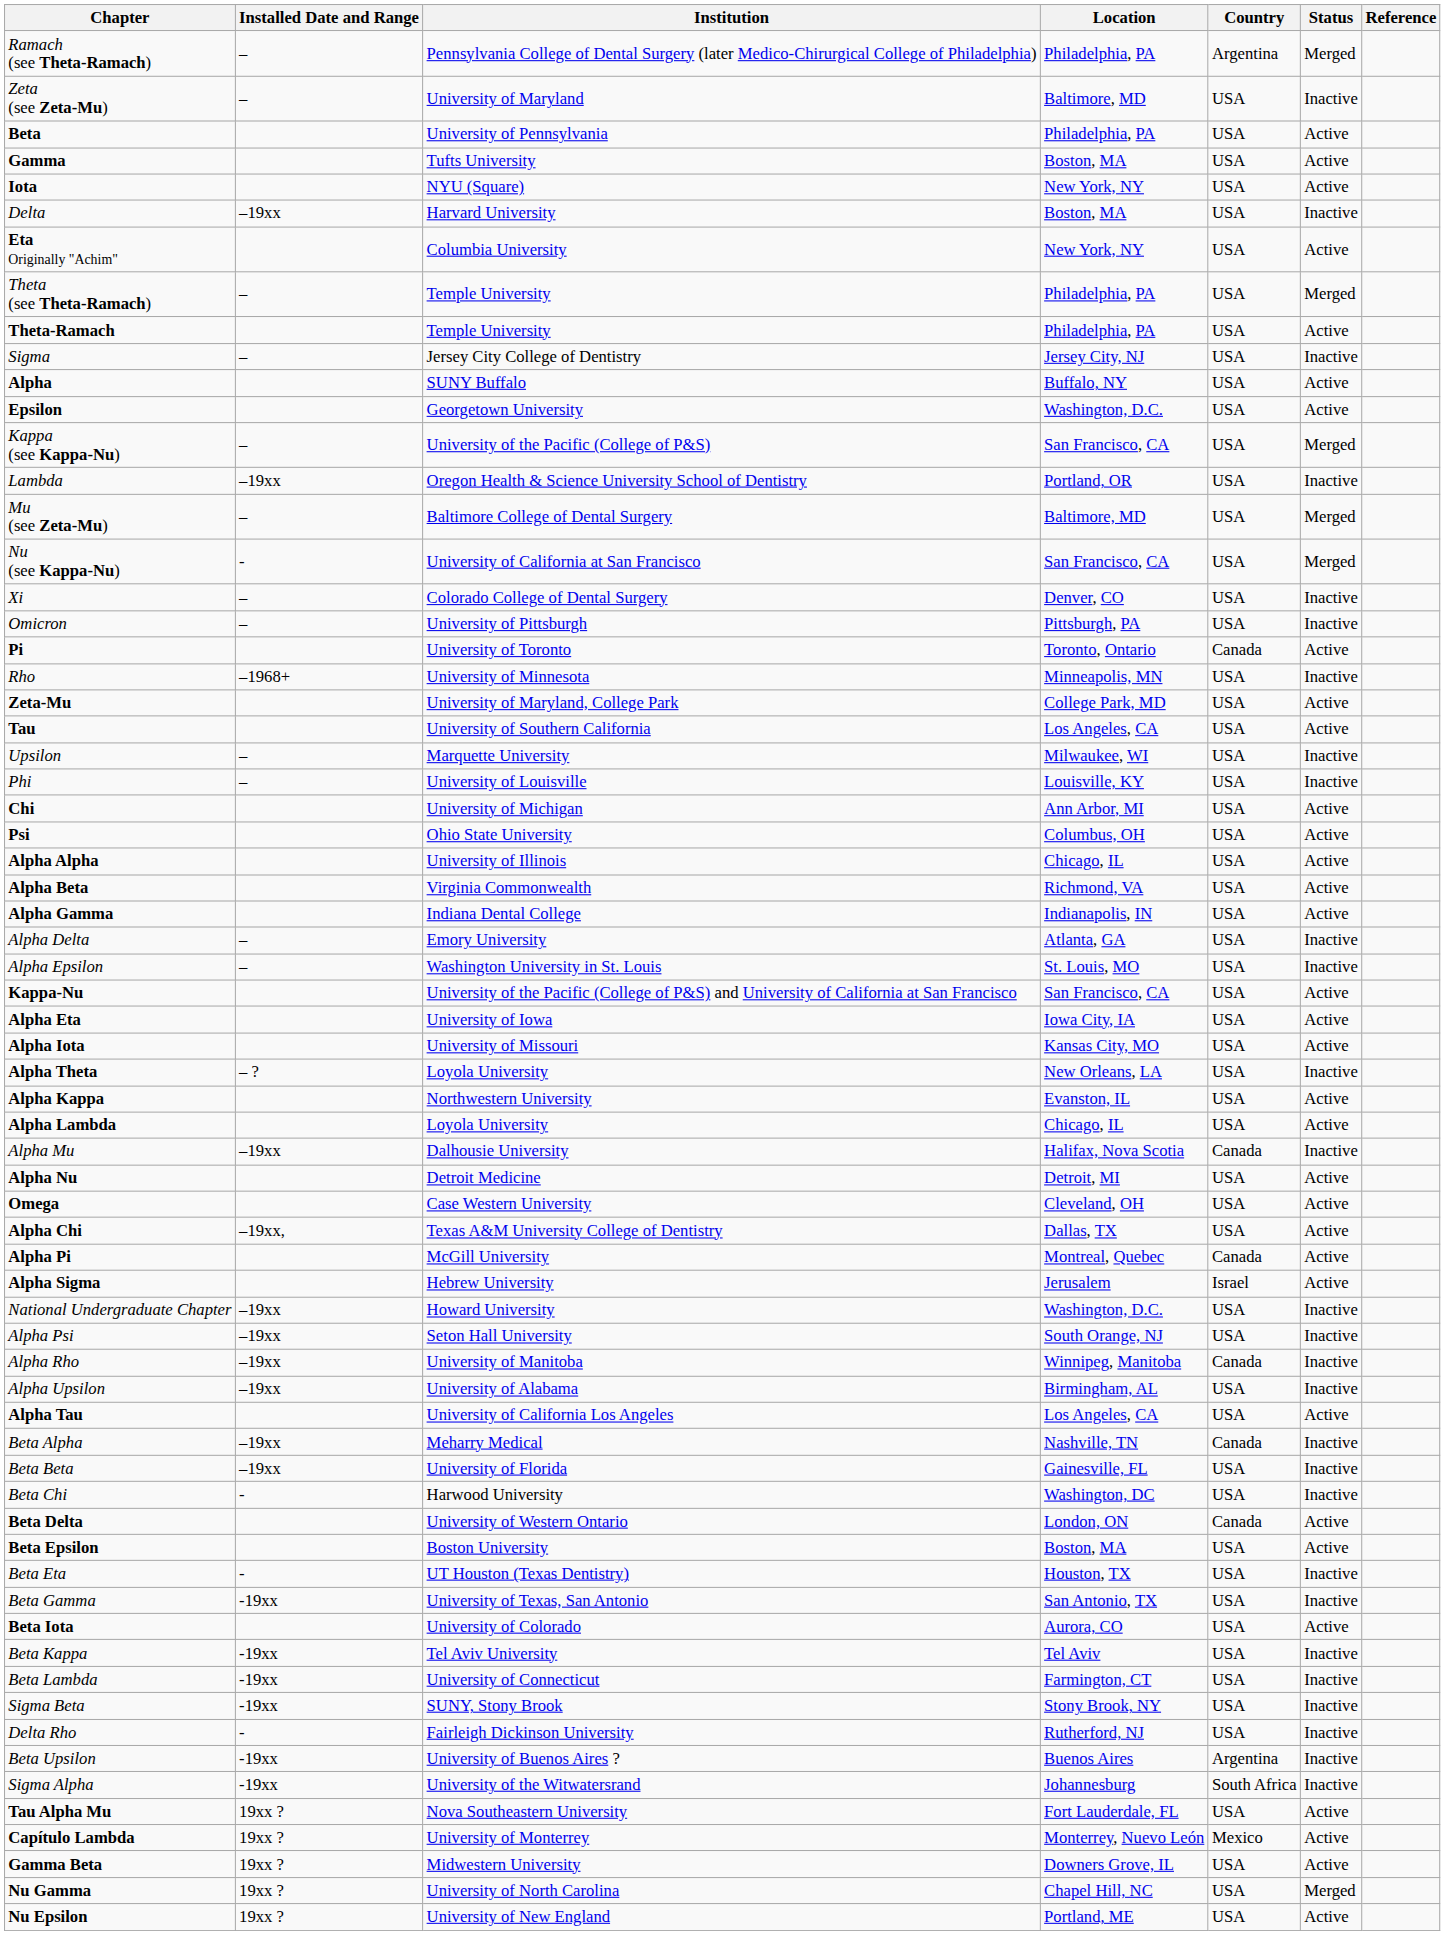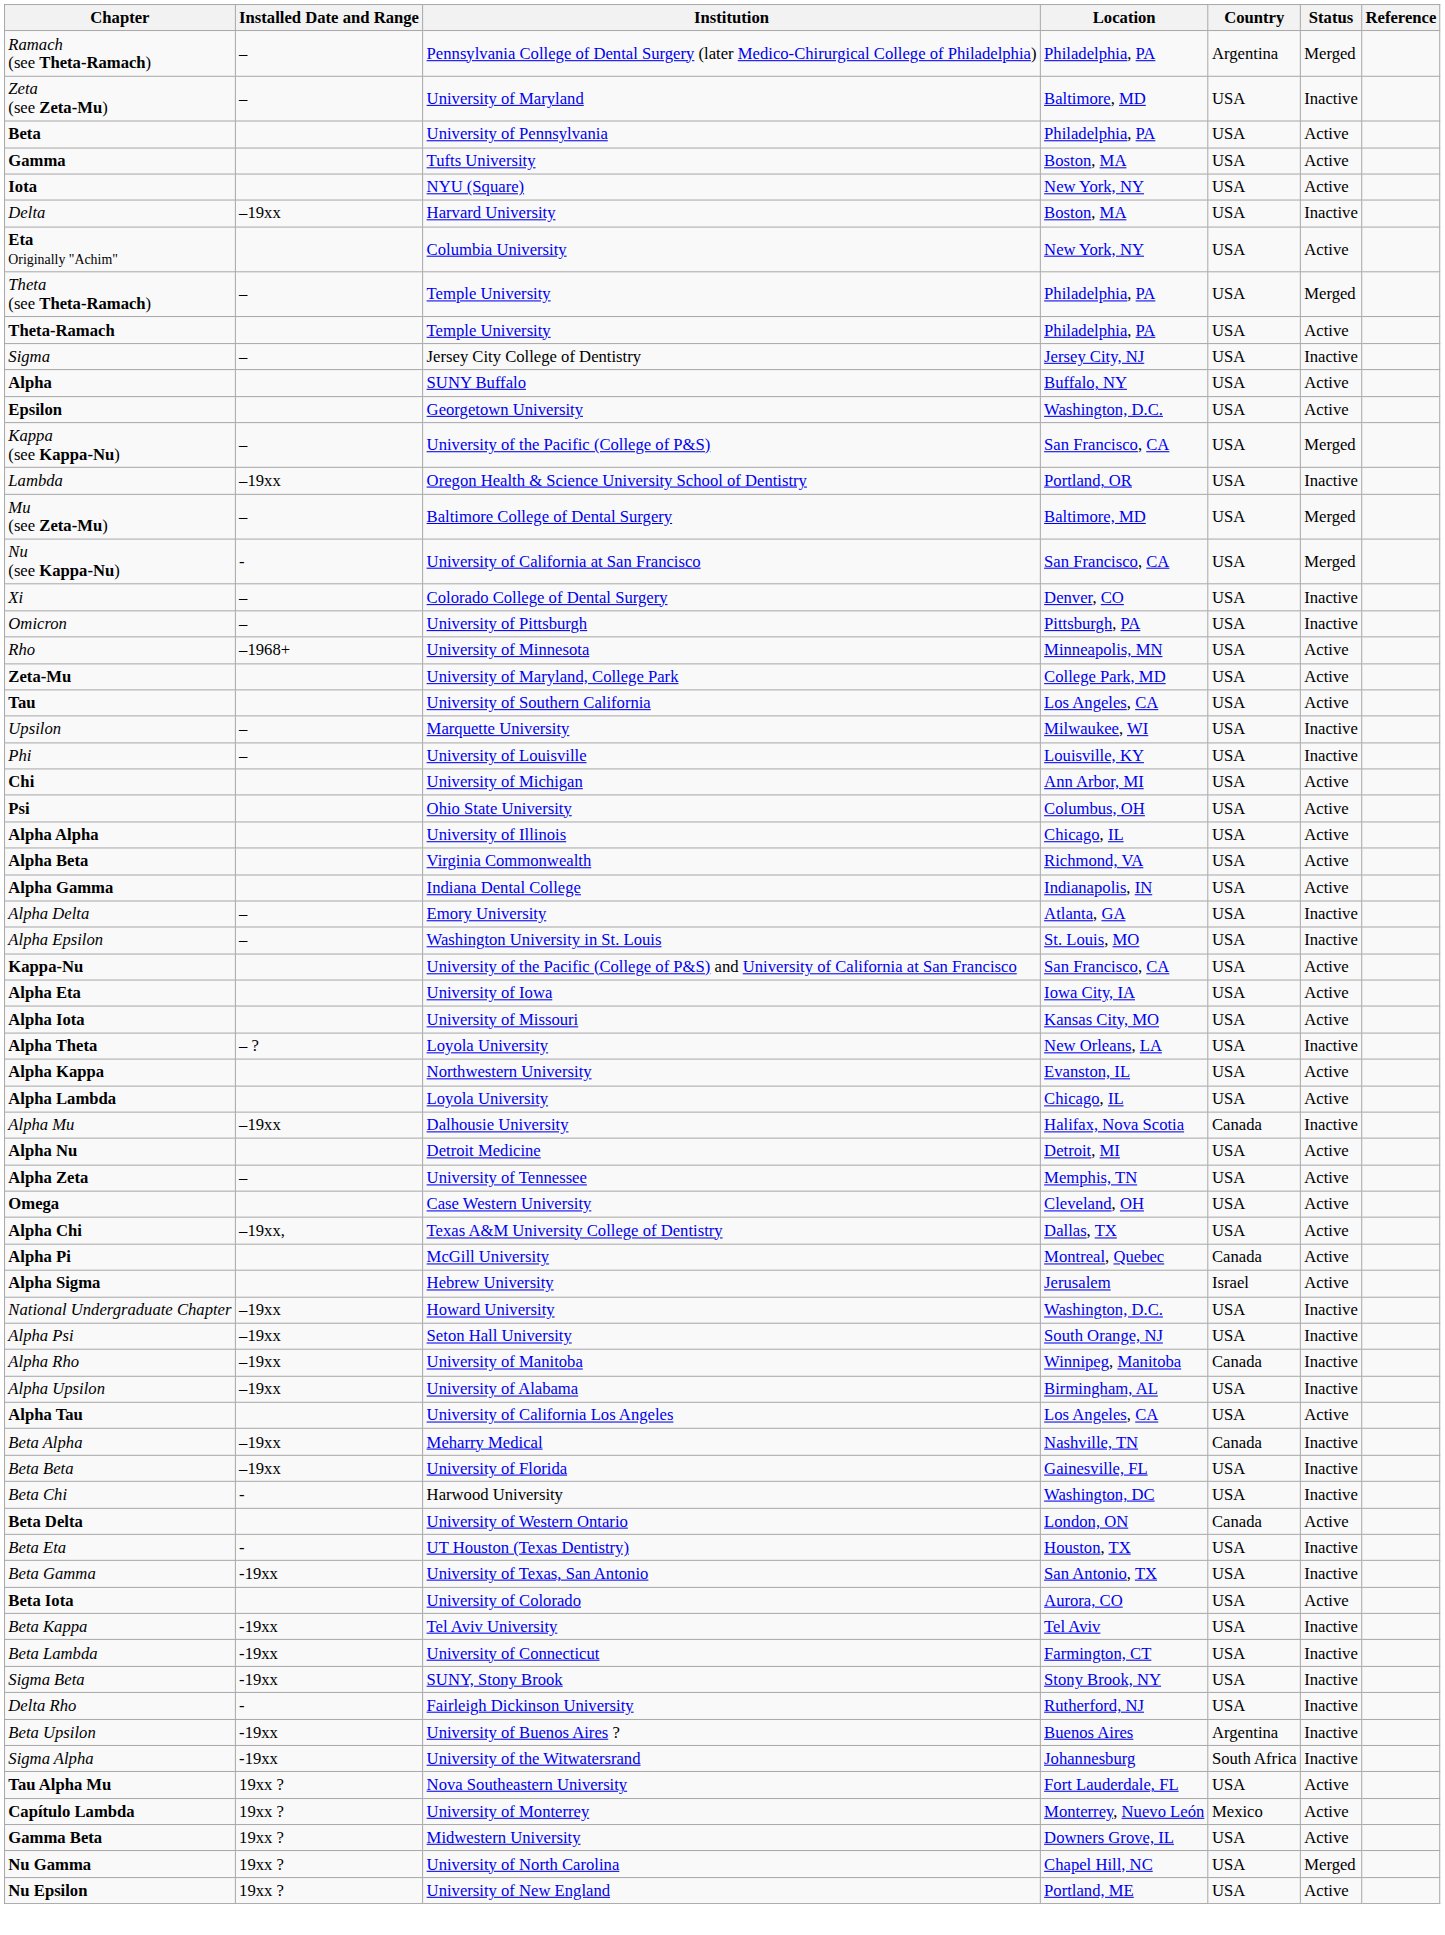- row: (16, 650)
(1331, 676) Inactive -> (1326, 650) Active
+ row: (48, 1177)
- row: (53, 1547)
